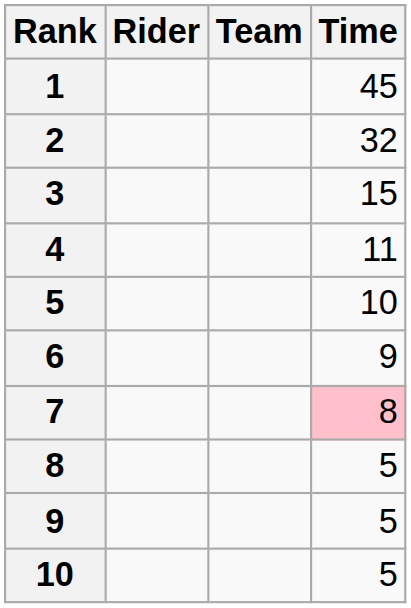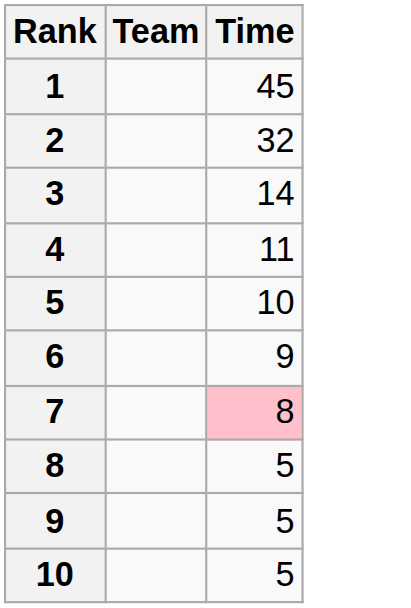- column: (156, 31)
(379, 194) 15 -> (275, 194) 14
